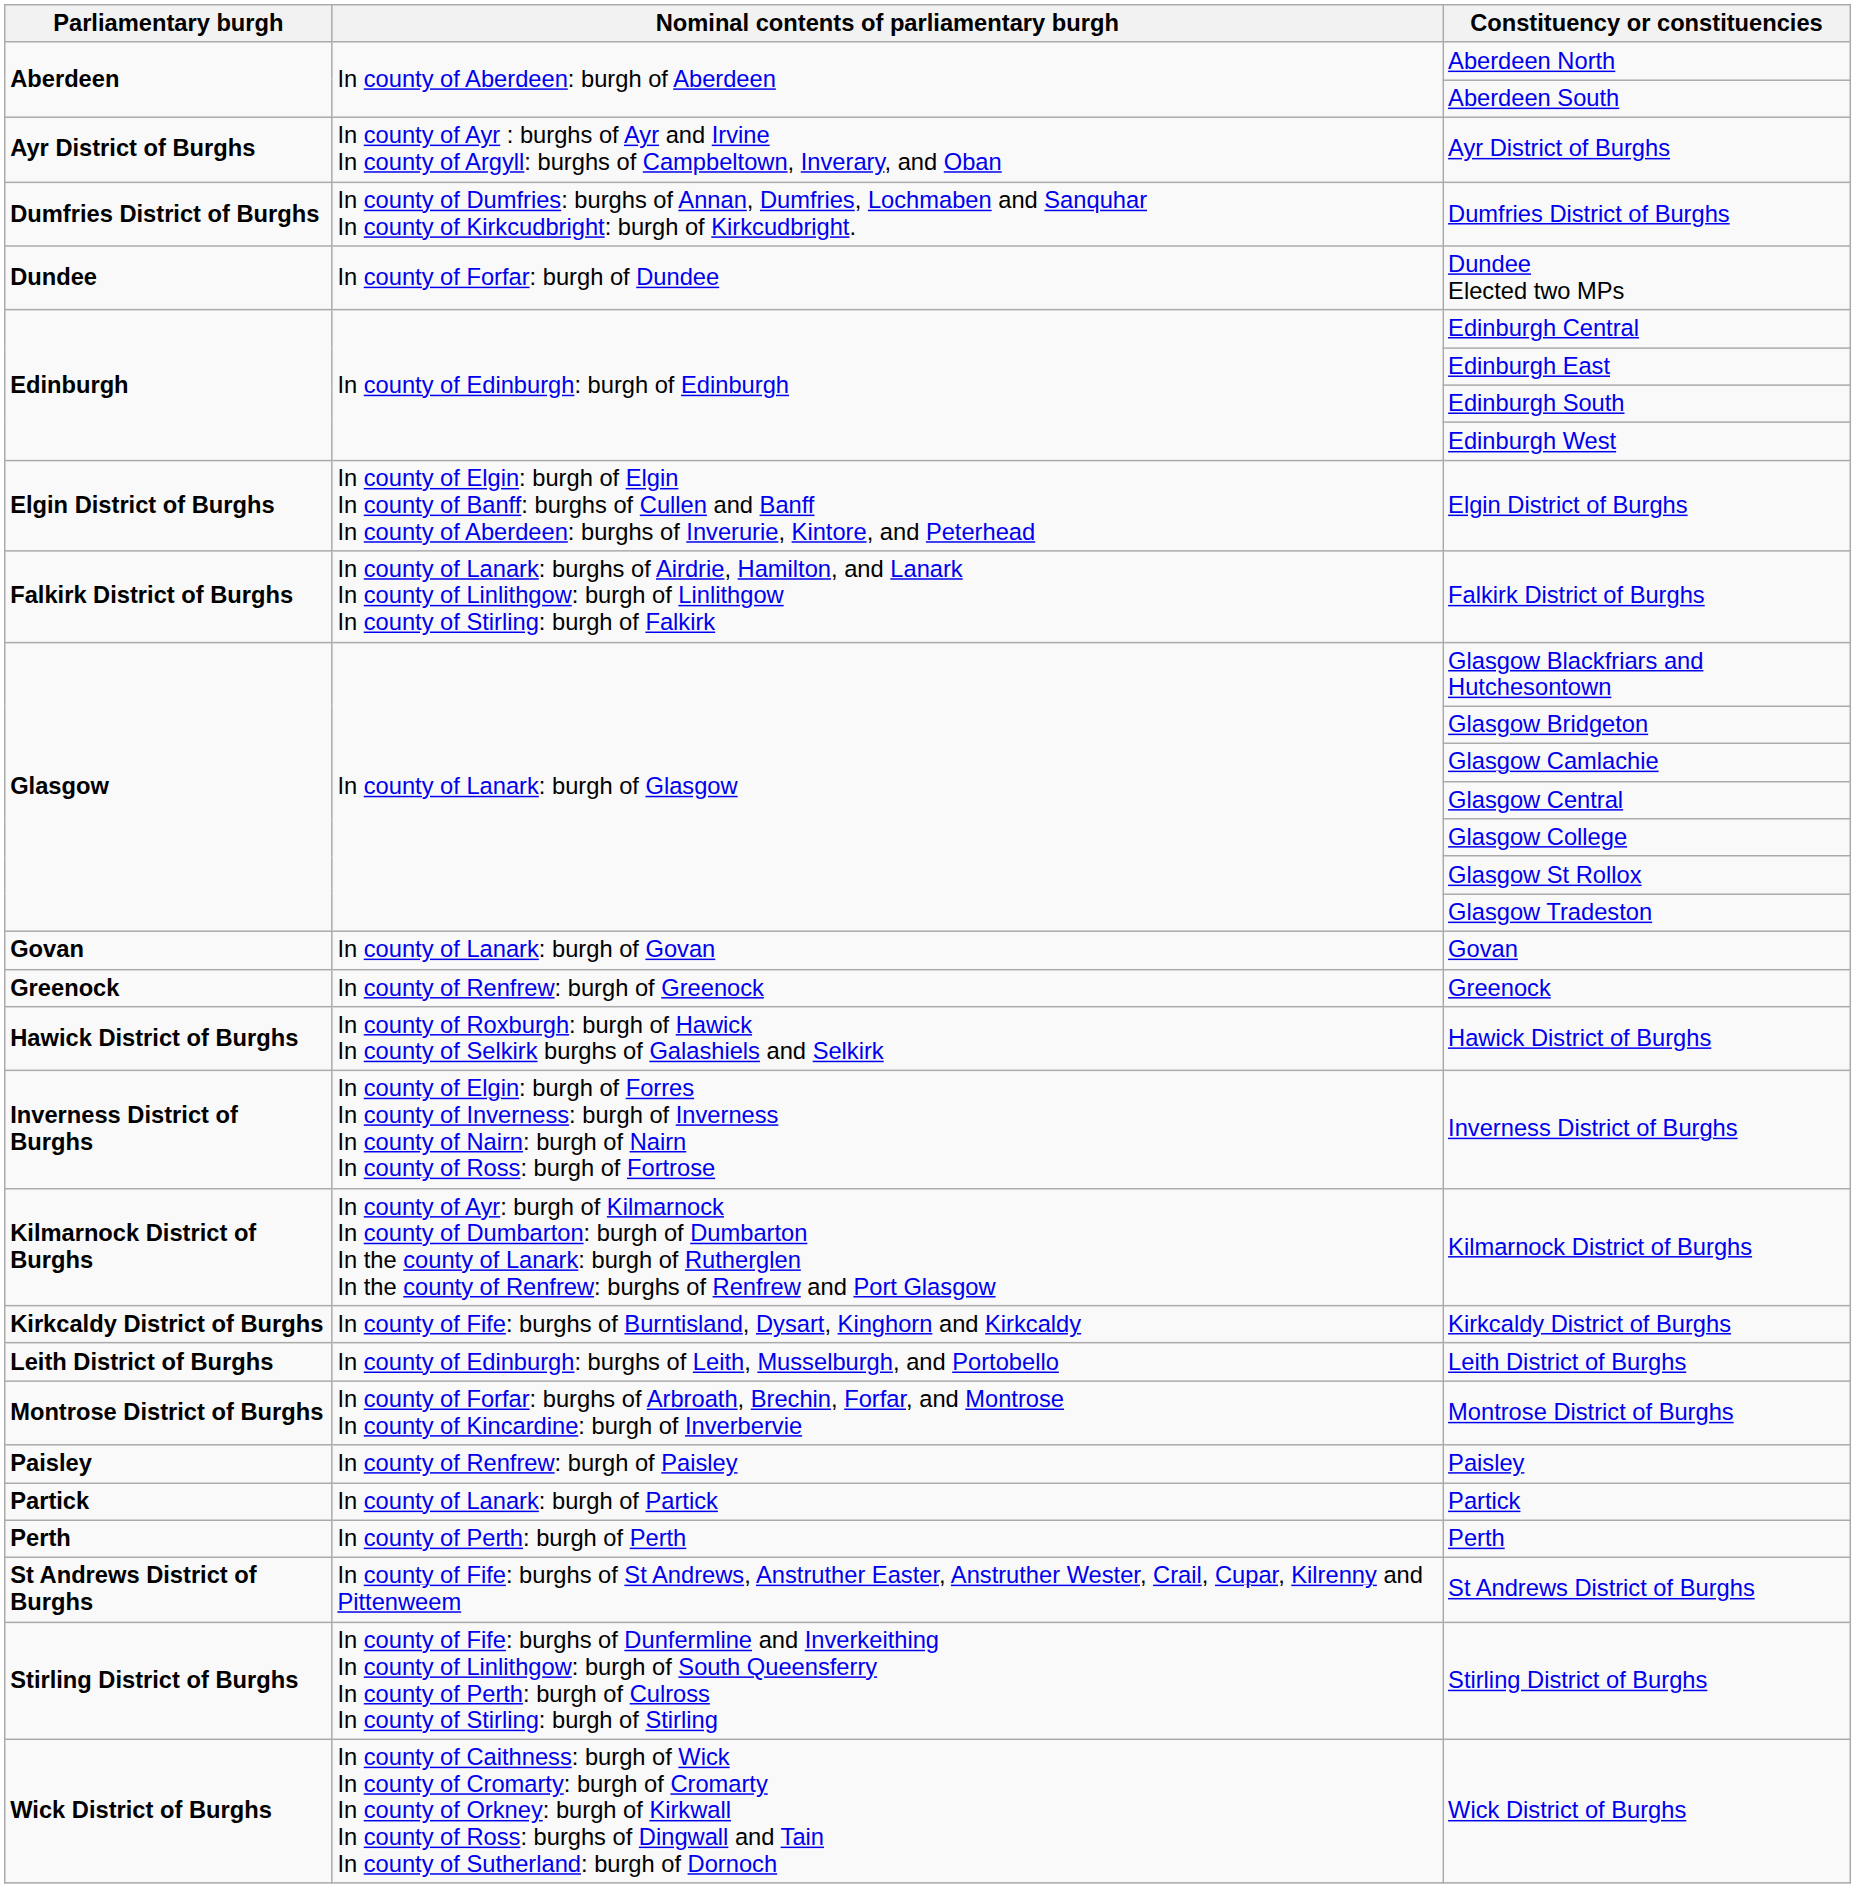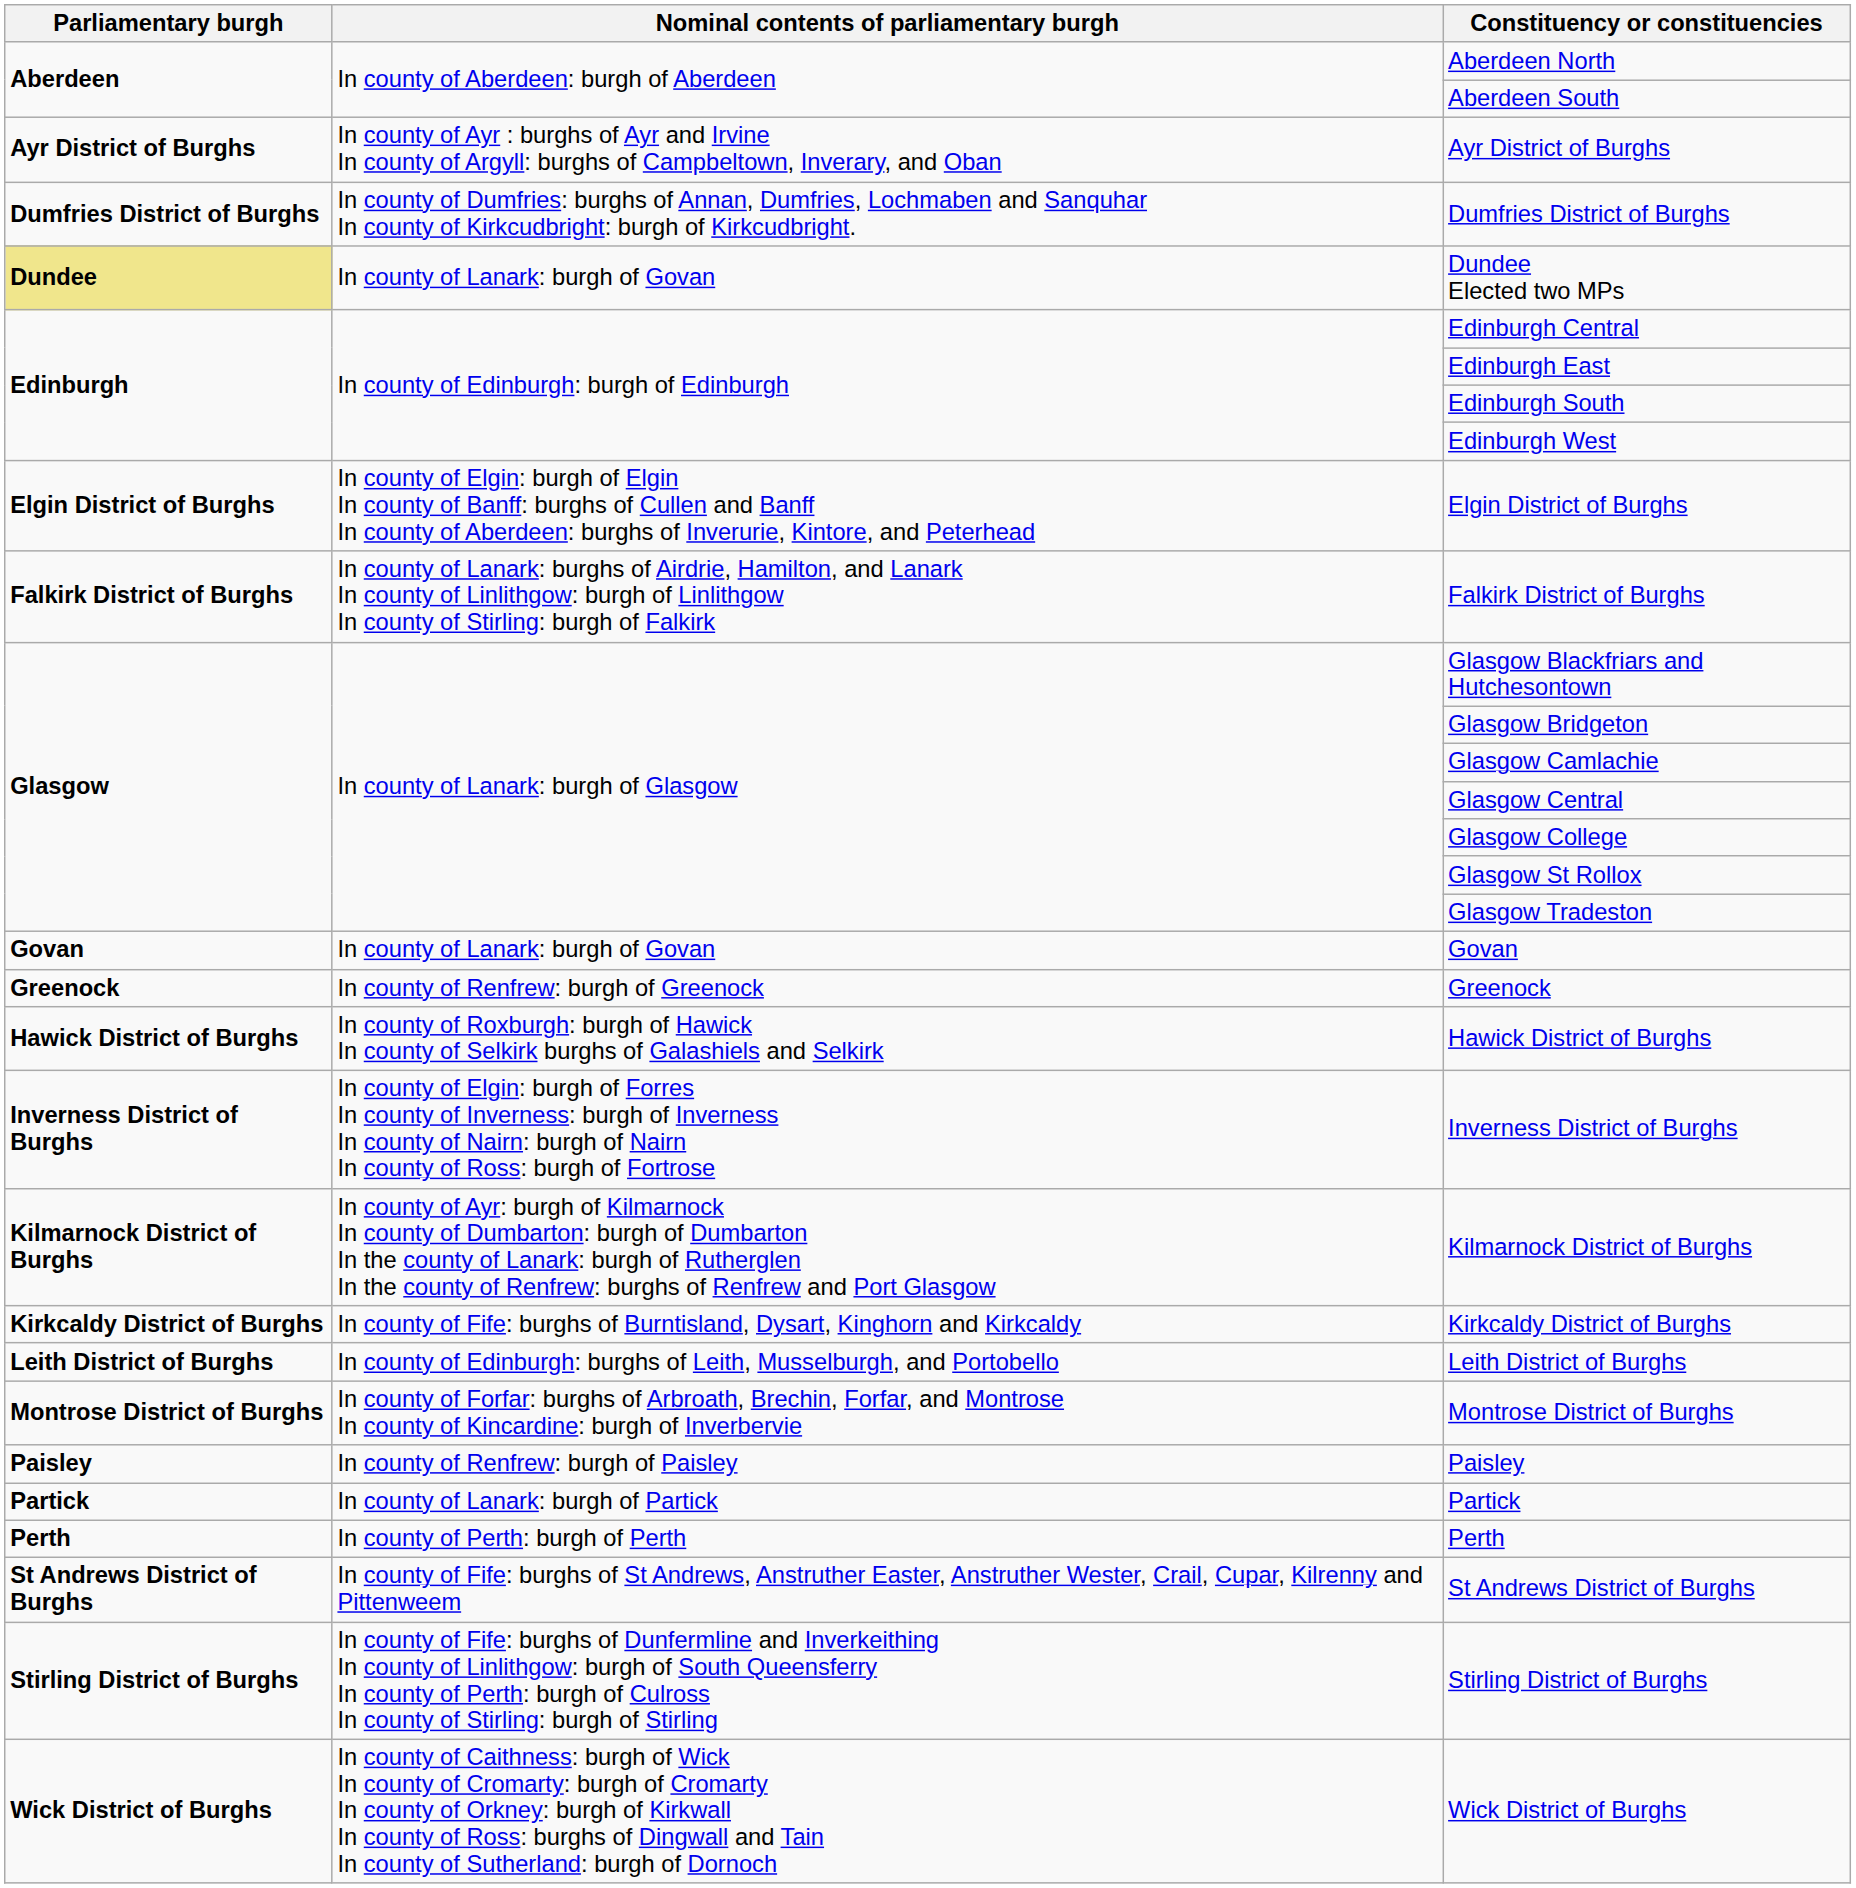(54, 277) no background -> (54, 277) khaki background
(528, 277) In county of Forfar: burgh of Dundee -> (526, 277) In county of Lanark: burgh of Govan
